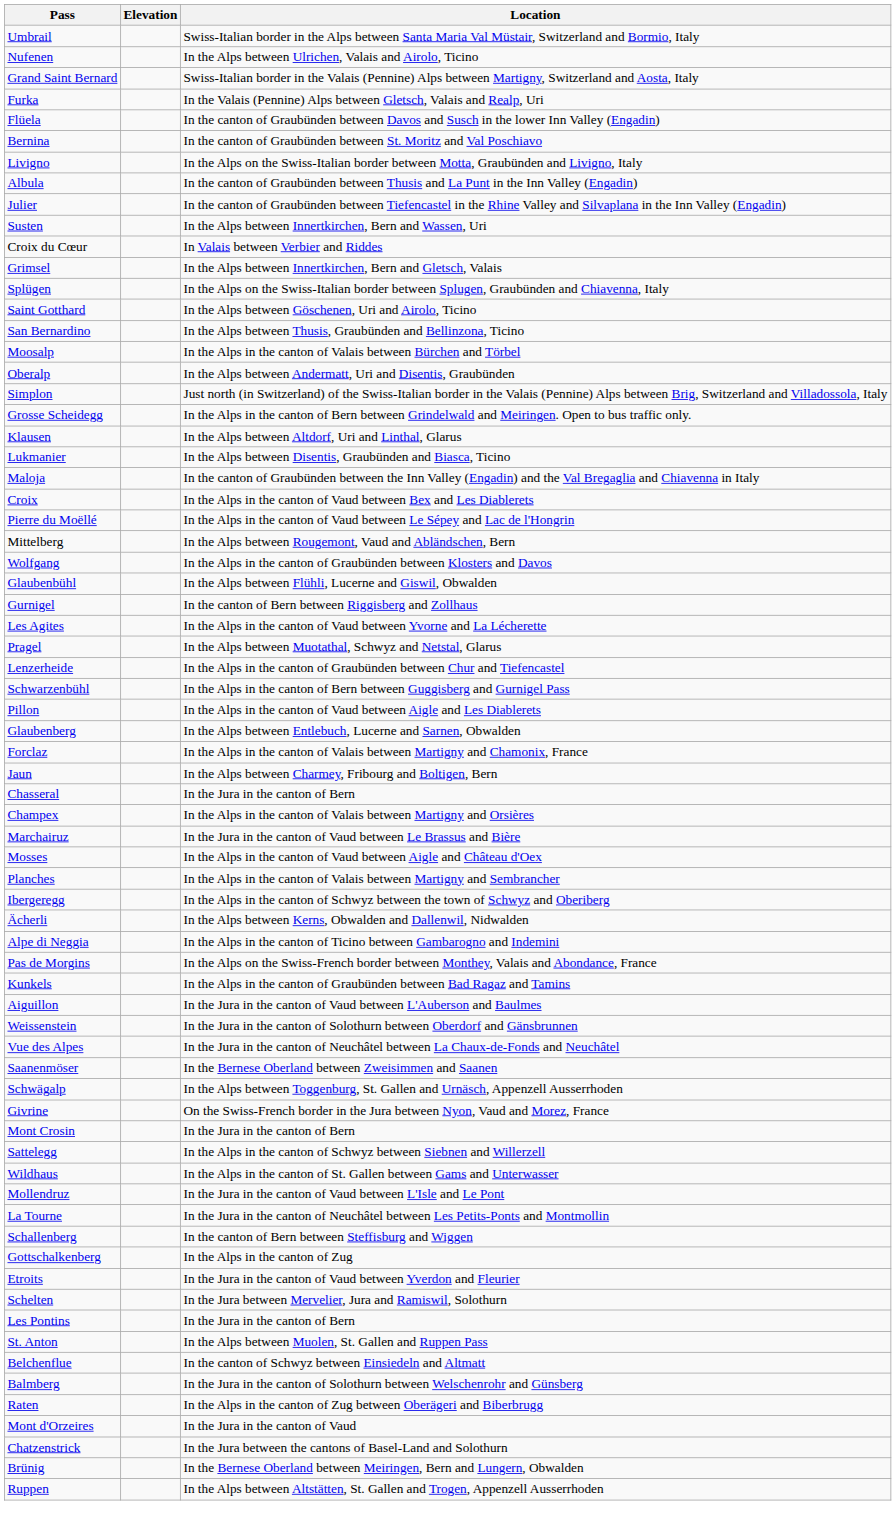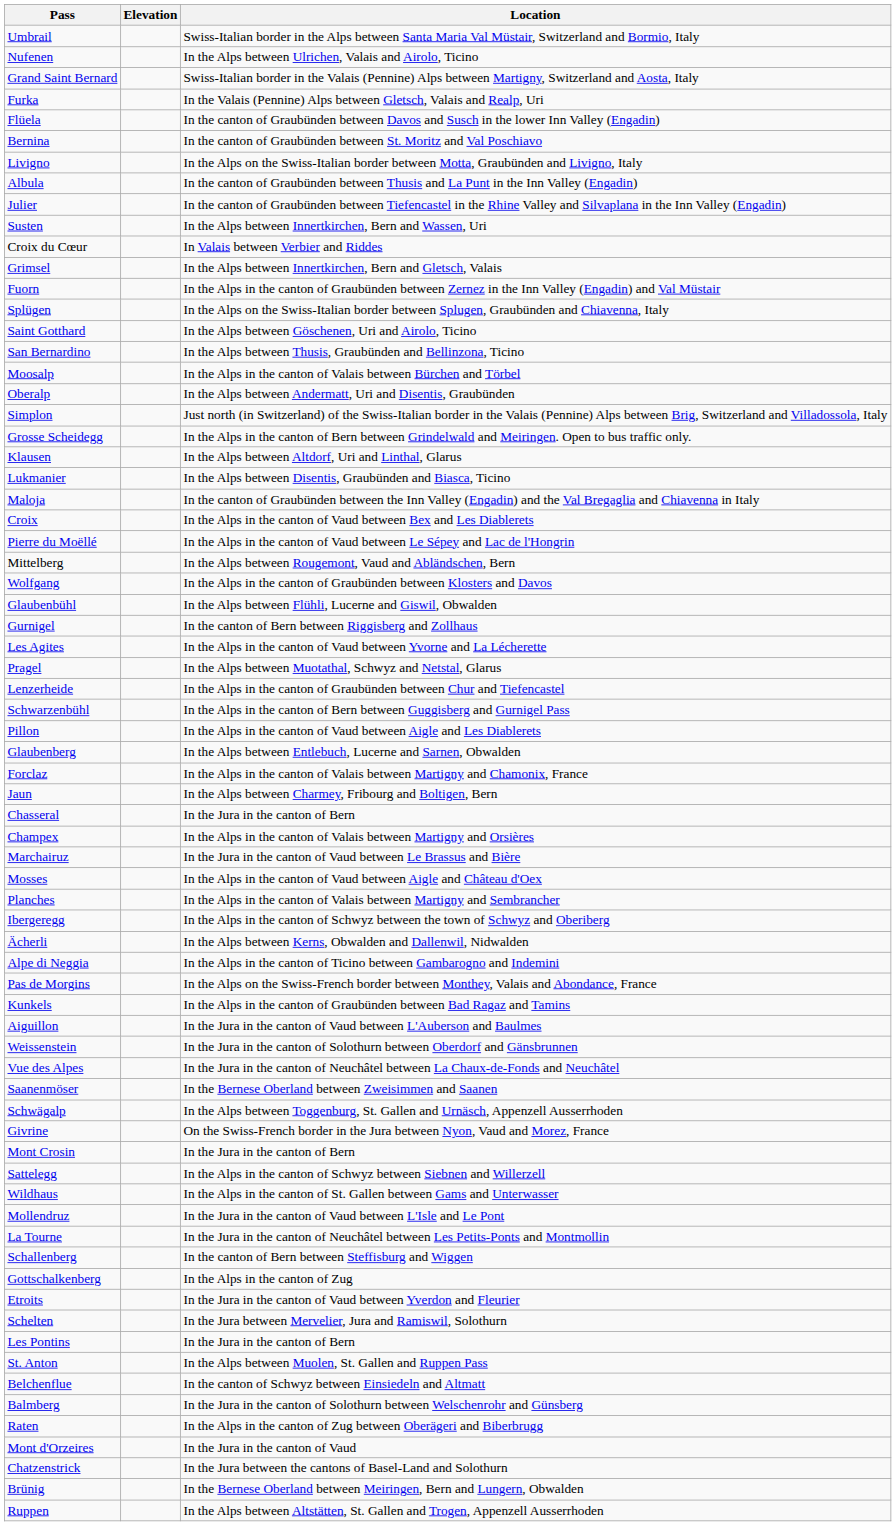+ row: (23, 288)
